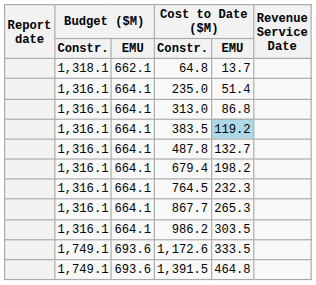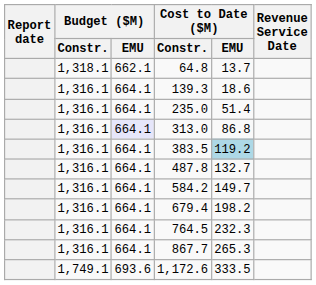+ row: (190, 89)
(133, 109) no background -> (133, 129) lavender background
+ row: (190, 190)
- row: (190, 230)
- row: (183, 270)
